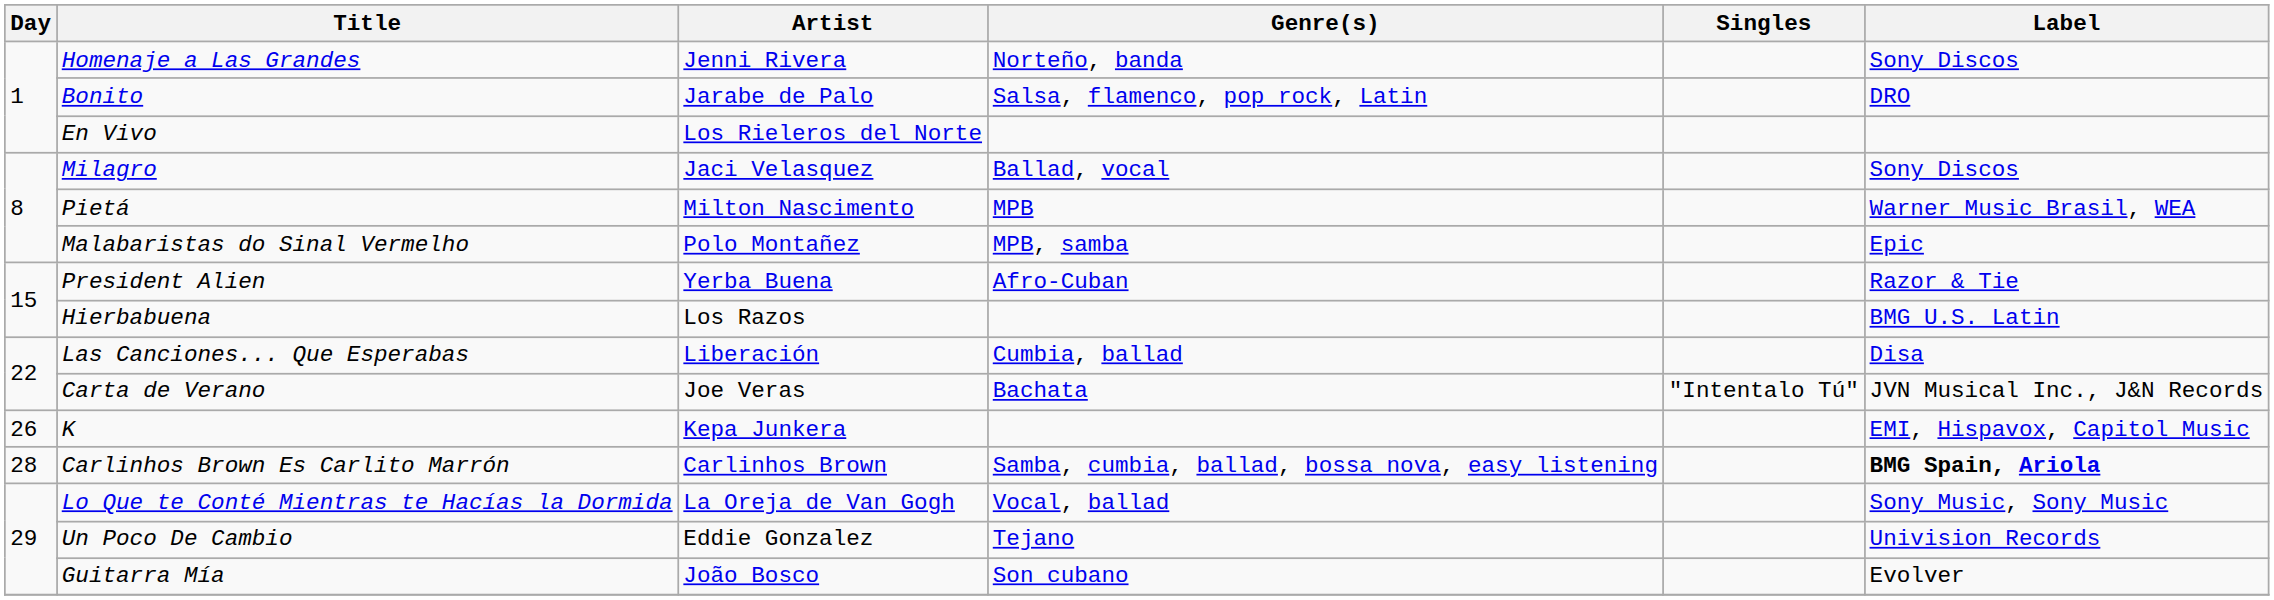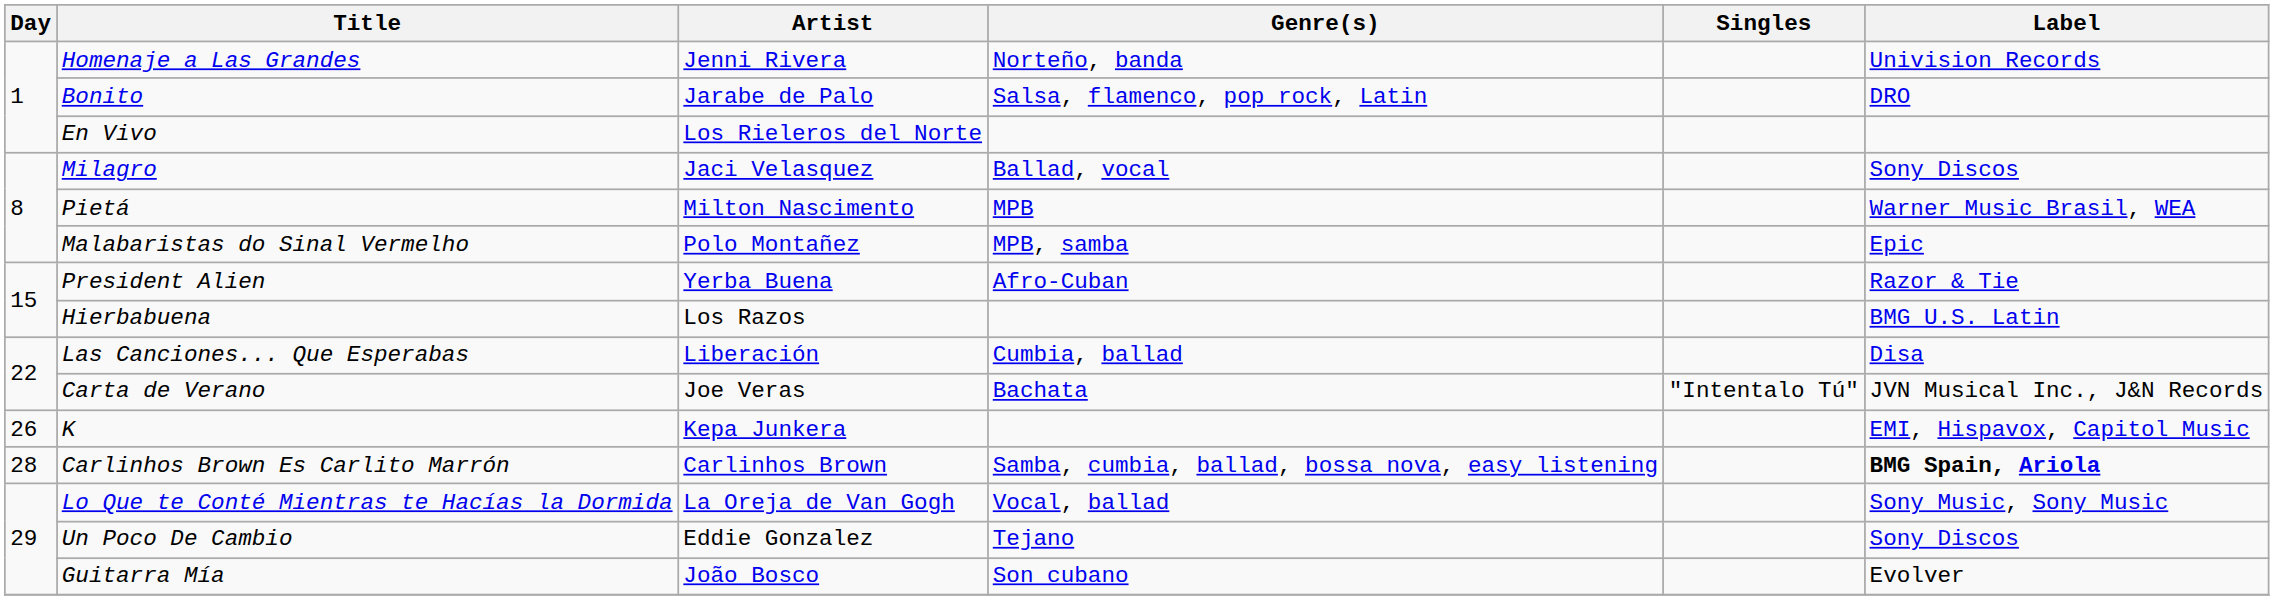(1944, 60) Sony Discos -> (1985, 60) Univision Records
(1985, 539) Univision Records -> (1944, 539) Sony Discos
